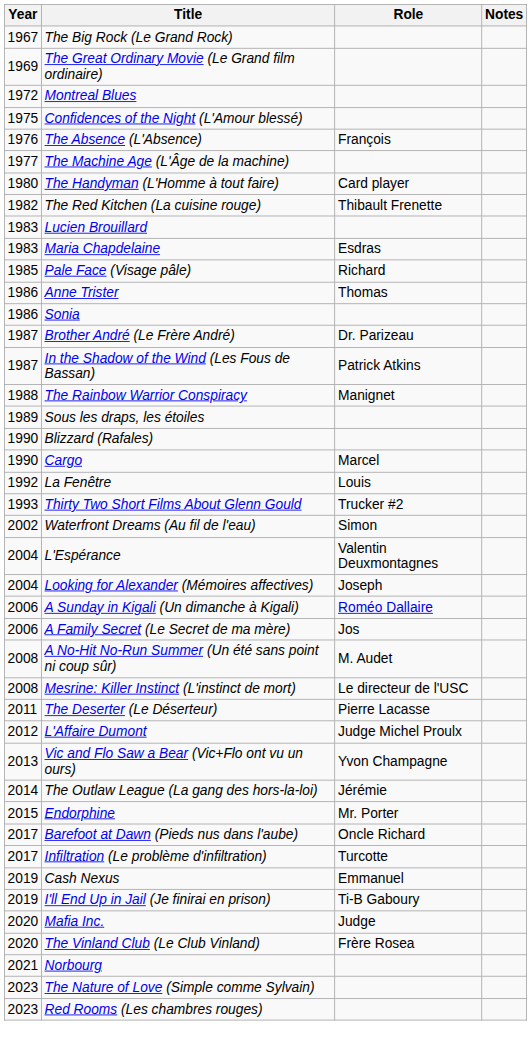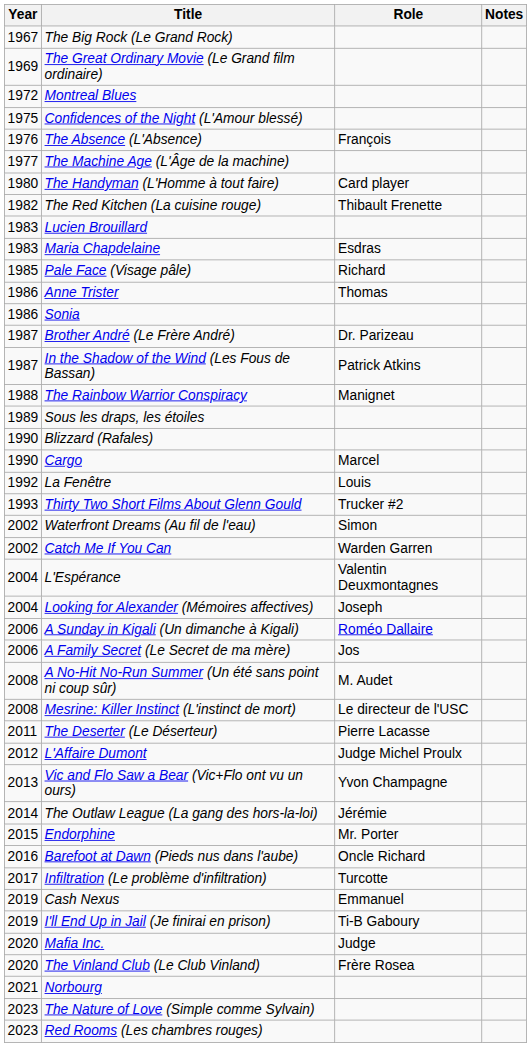+ row: (108, 548)
(23, 834) 2017 -> (23, 856) 2016
